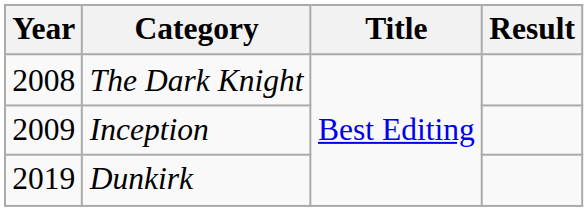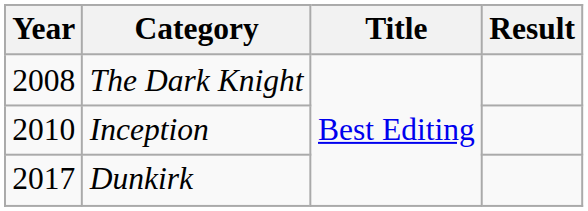(44, 129) 2009 -> (44, 129) 2010
(44, 179) 2019 -> (44, 179) 2017
